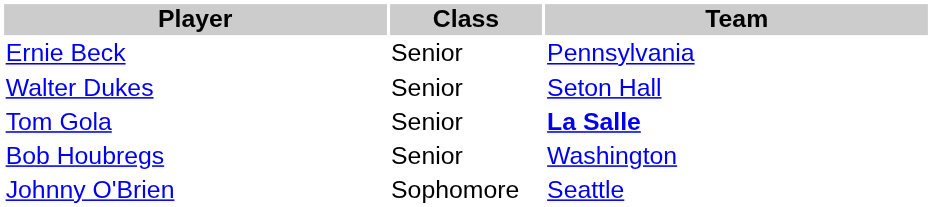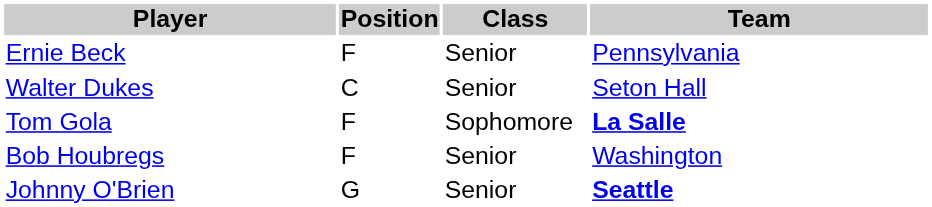+ column: (390, 19)
(427, 121) Senior -> (509, 121) Sophomore
(455, 189) Sophomore -> (481, 189) Senior
(586, 189) normal -> (633, 189) bold
